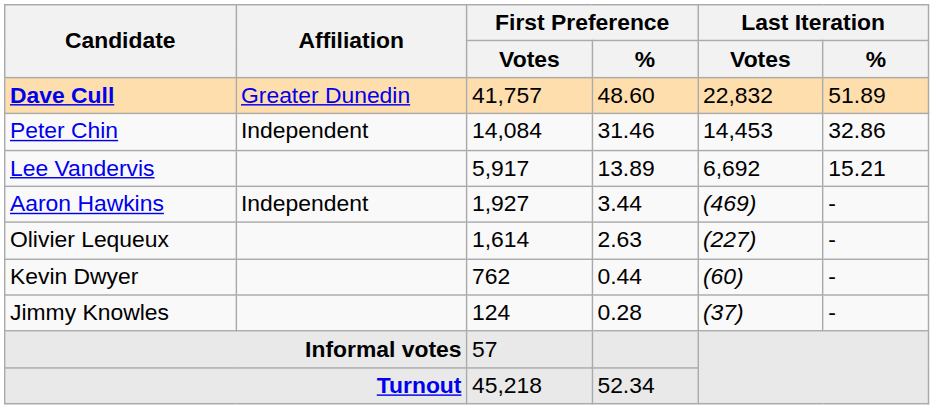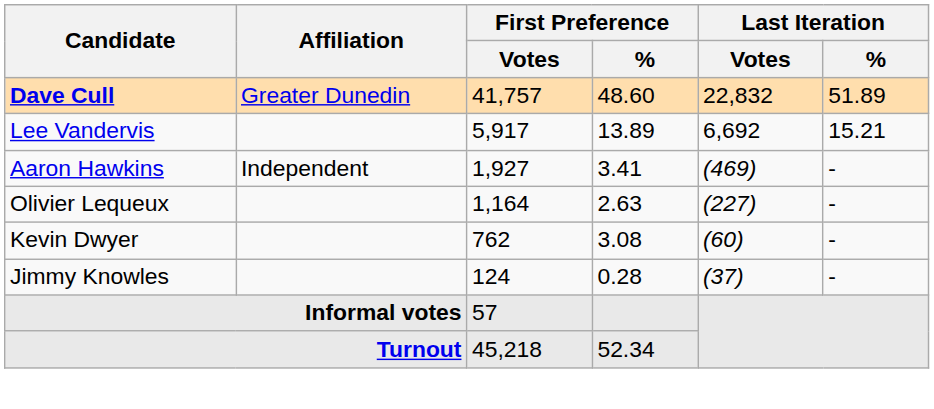- row: (64, 131)
(620, 204) 3.44 -> (620, 167) 3.41
(501, 240) 1,614 -> (501, 204) 1,164
(620, 276) 0.44 -> (620, 240) 3.08
